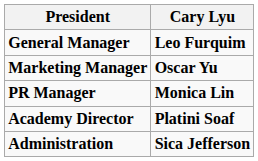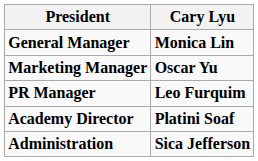(200, 42) Leo Furquim -> (194, 42) Monica Lin
(194, 93) Monica Lin -> (200, 93) Leo Furquim
